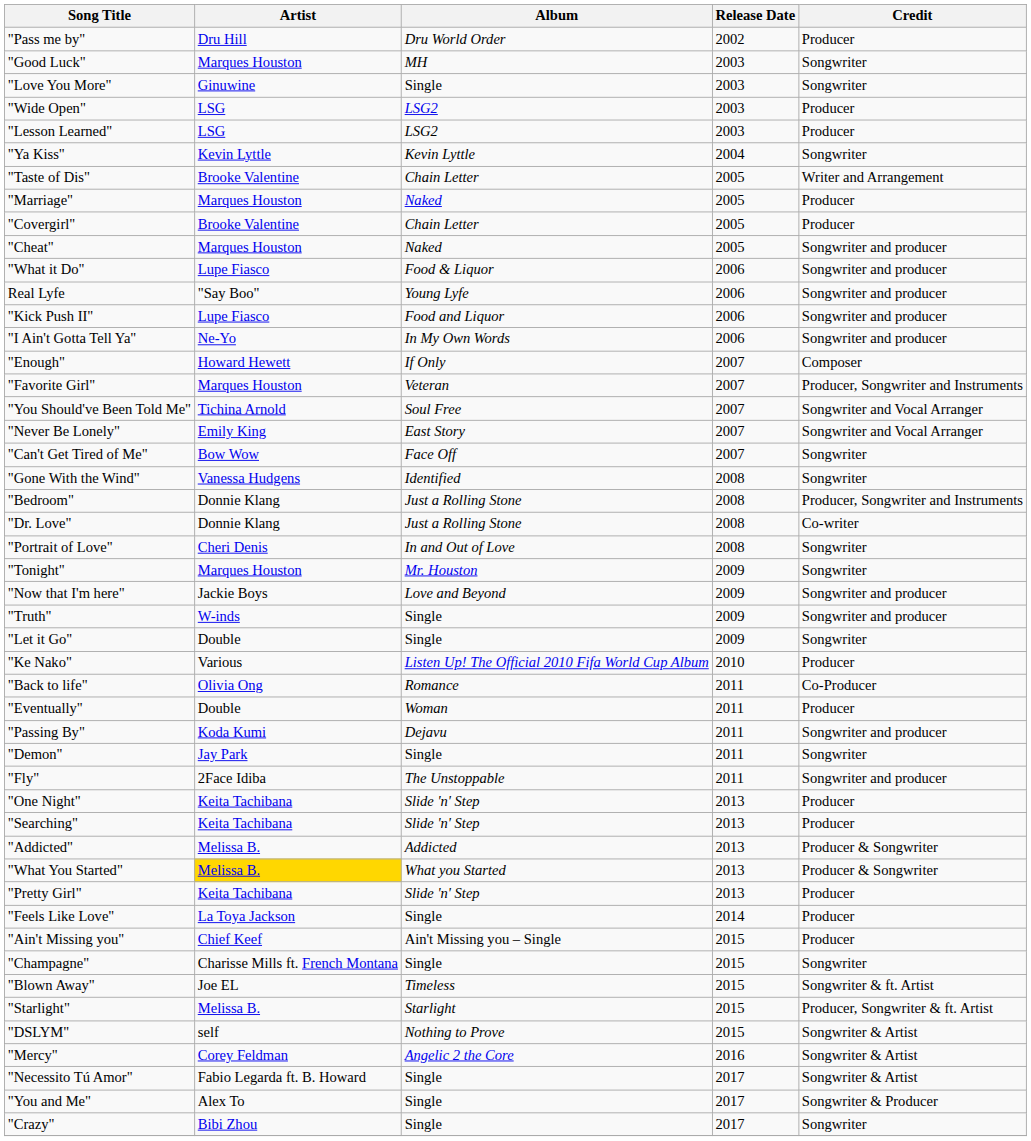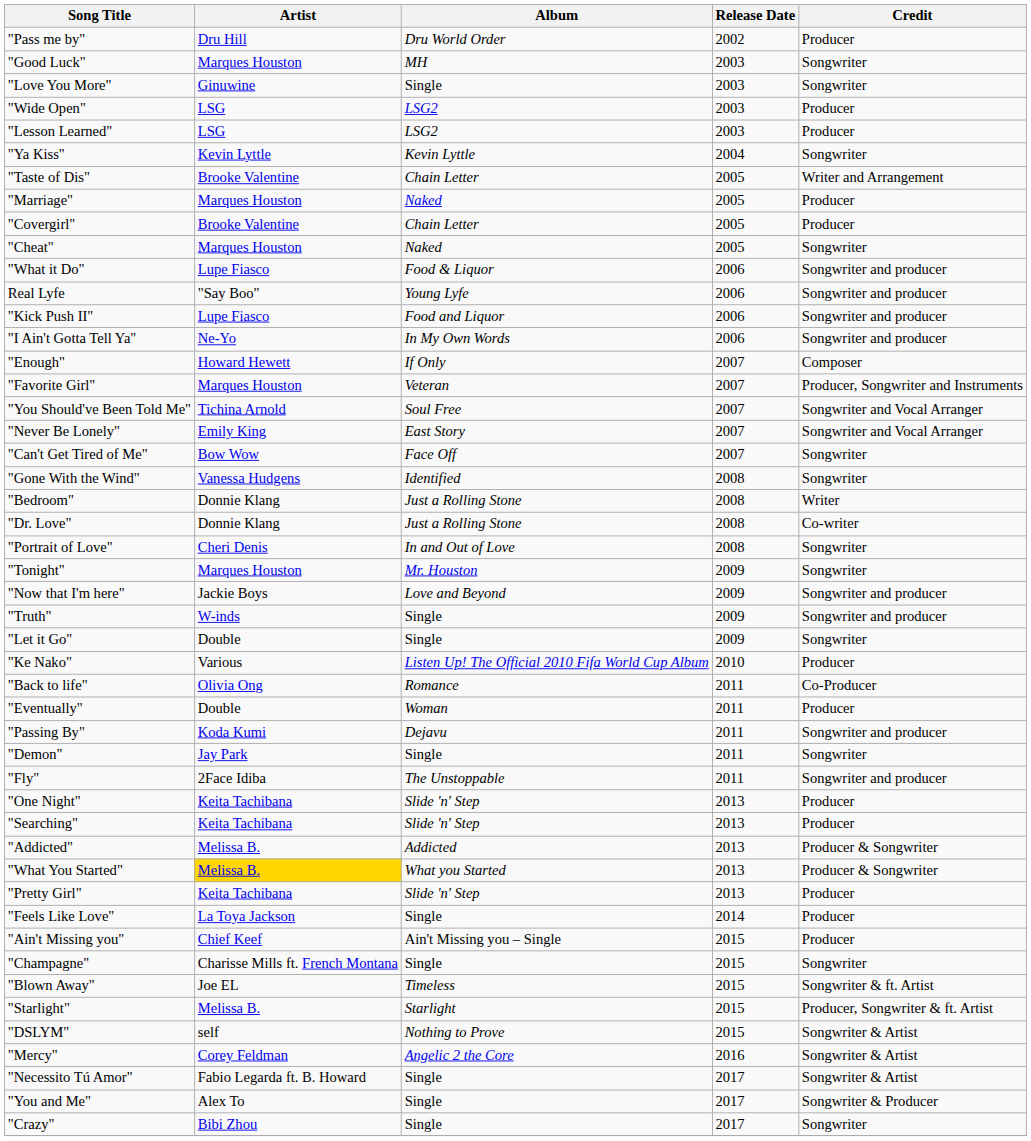(874, 246) Songwriter and producer -> (834, 246) Songwriter
(912, 500) Producer, Songwriter and Instruments -> (821, 500) Writer
